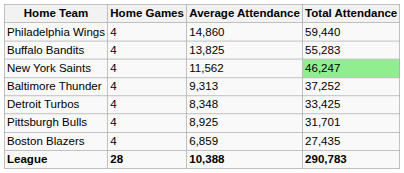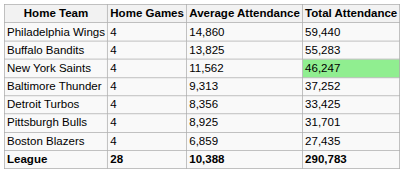(204, 104) 8,348 -> (204, 104) 8,356
